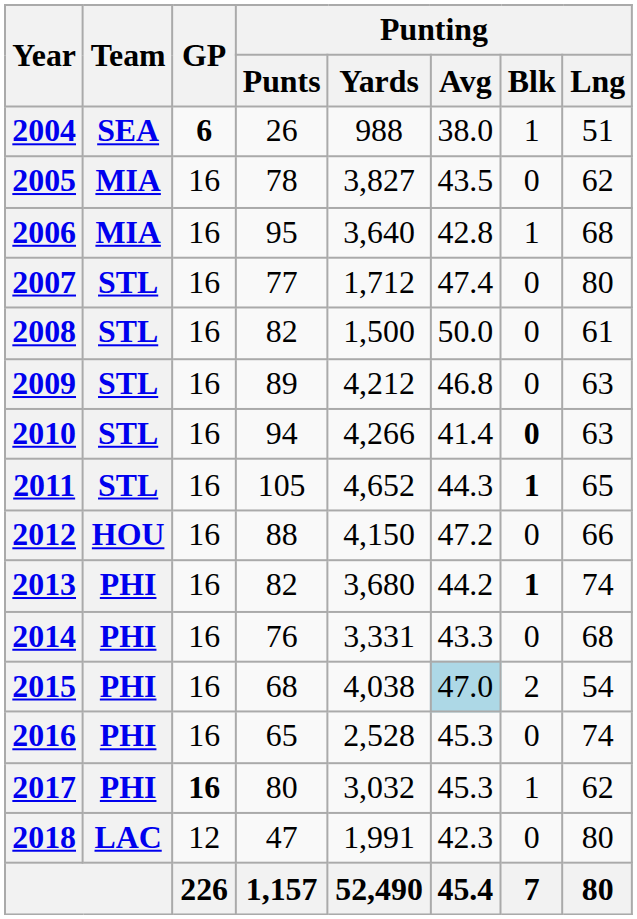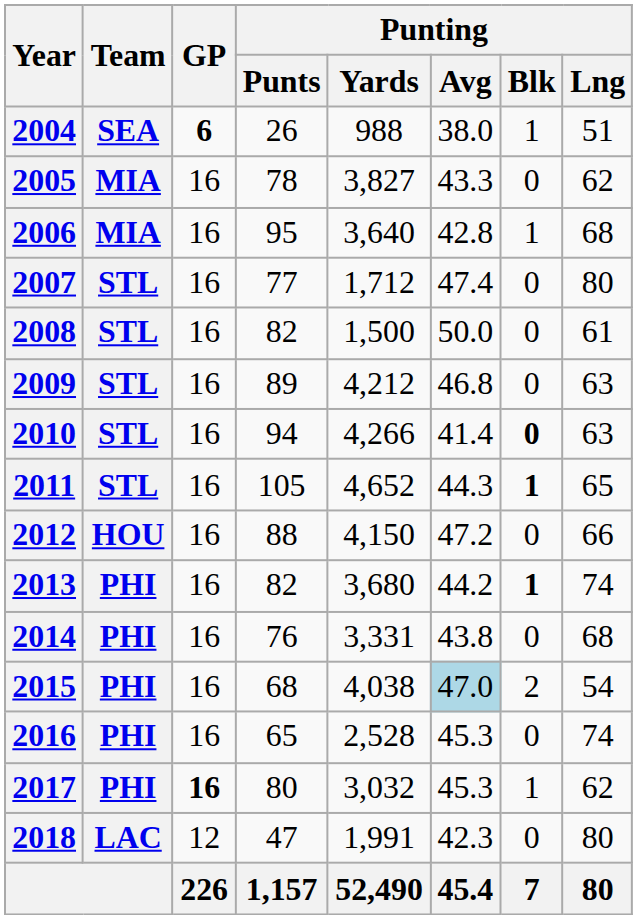(465, 181) 43.5 -> (465, 181) 43.3
(465, 635) 43.3 -> (465, 635) 43.8
